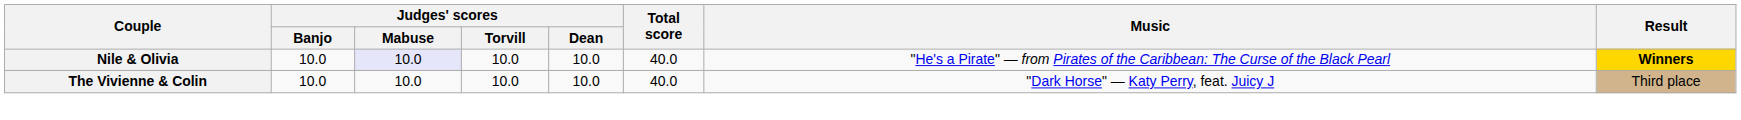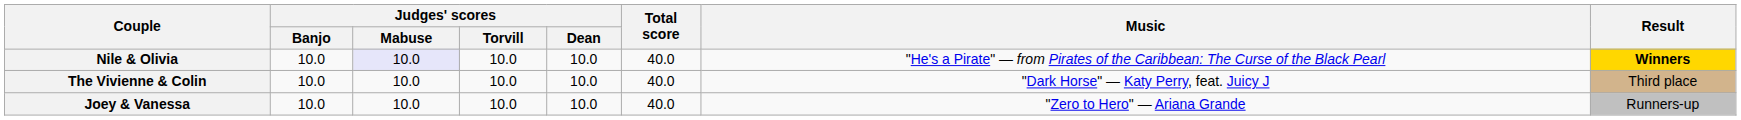+ row: (137, 104)
